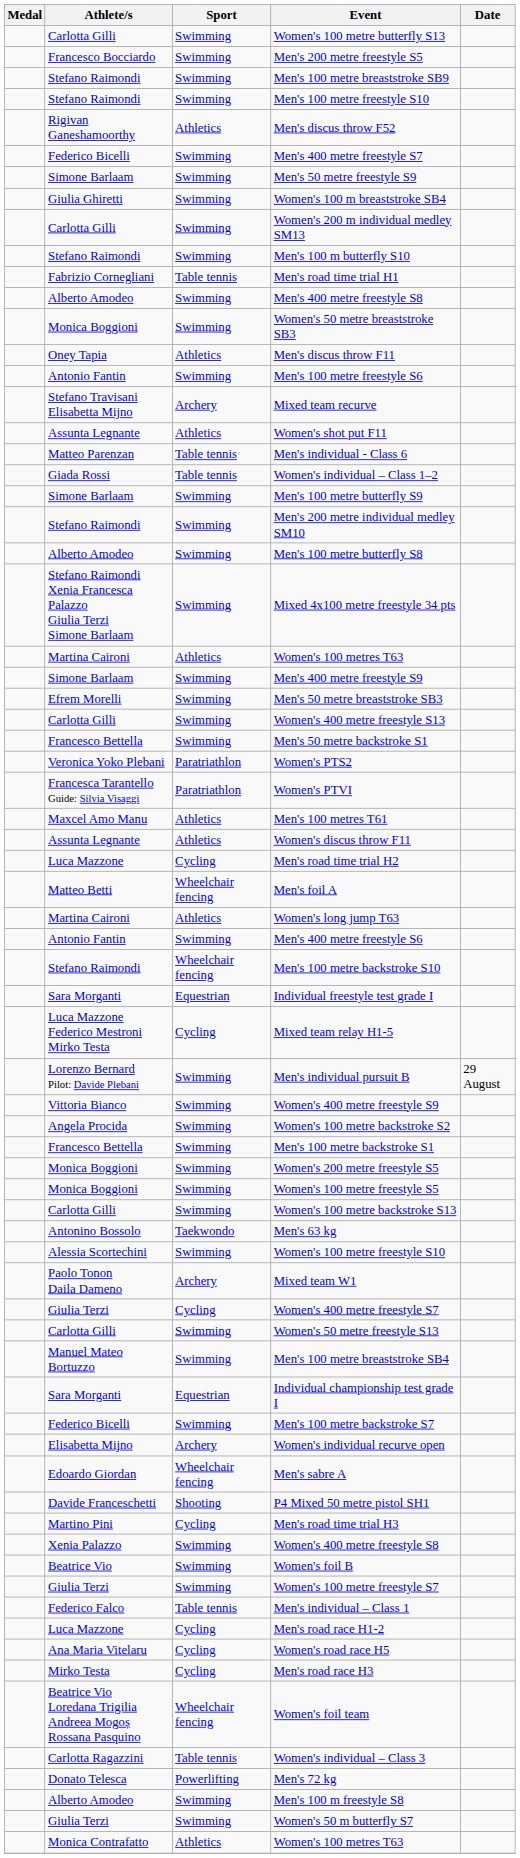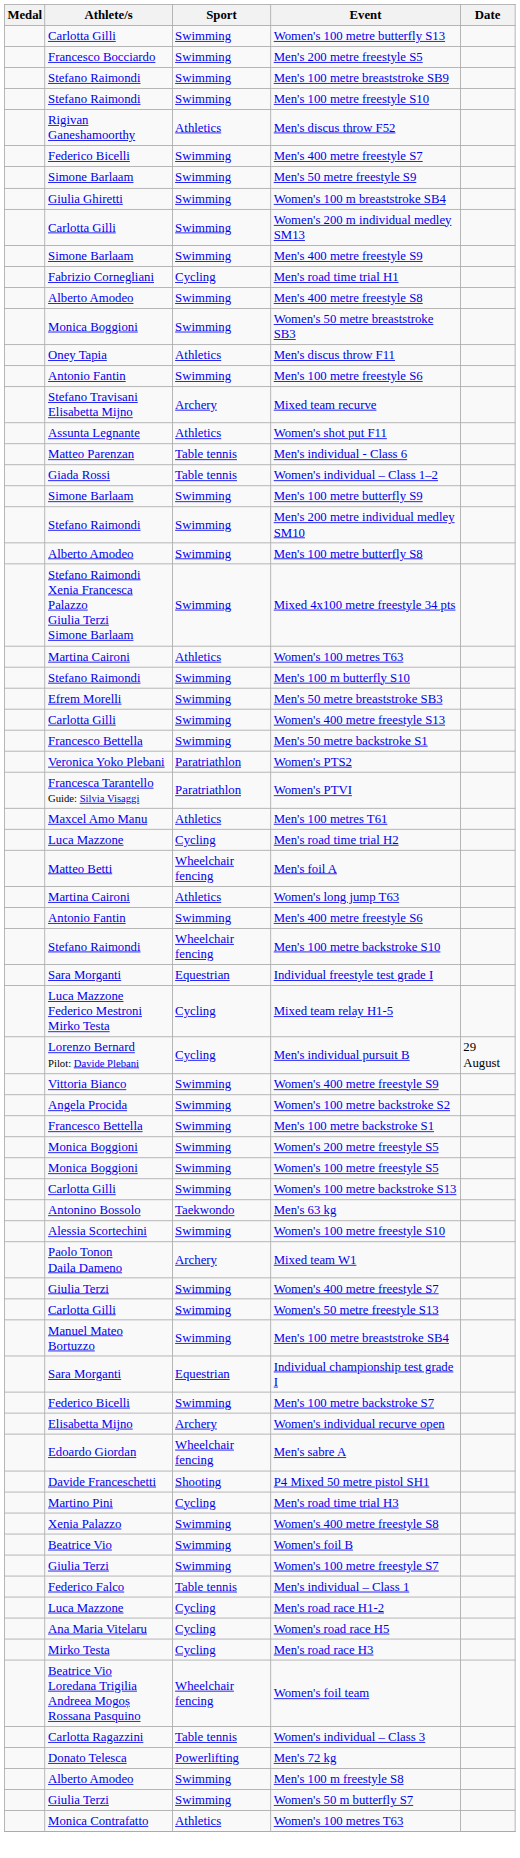rows swapped: (94, 255) <-> (91, 677)
(206, 277) Table tennis -> (195, 277) Cycling
- row: (94, 840)
(203, 1076) Swimming -> (195, 1055) Cycling
(195, 1309) Cycling -> (203, 1288) Swimming
